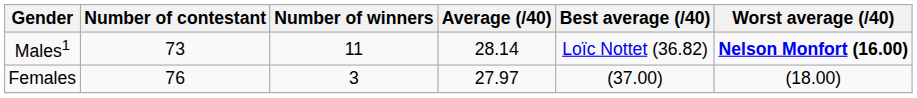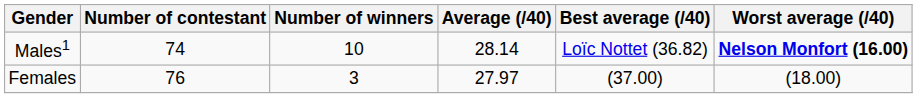(175, 48) 73 -> (175, 48) 74
(354, 48) 11 -> (354, 48) 10
